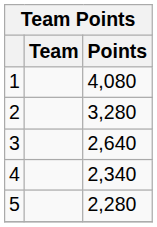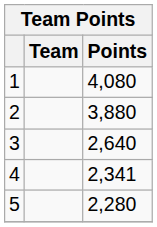(112, 112) 3,280 -> (112, 112) 3,880
(112, 174) 2,340 -> (112, 174) 2,341
